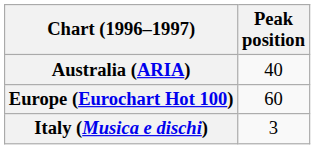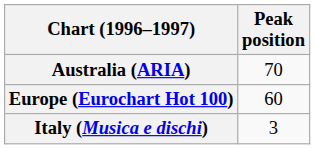(274, 69) 40 -> (274, 69) 70
